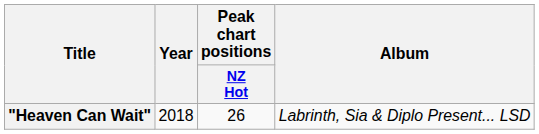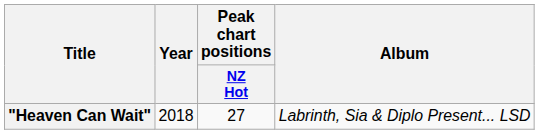(236, 116) 26 -> (236, 116) 27
